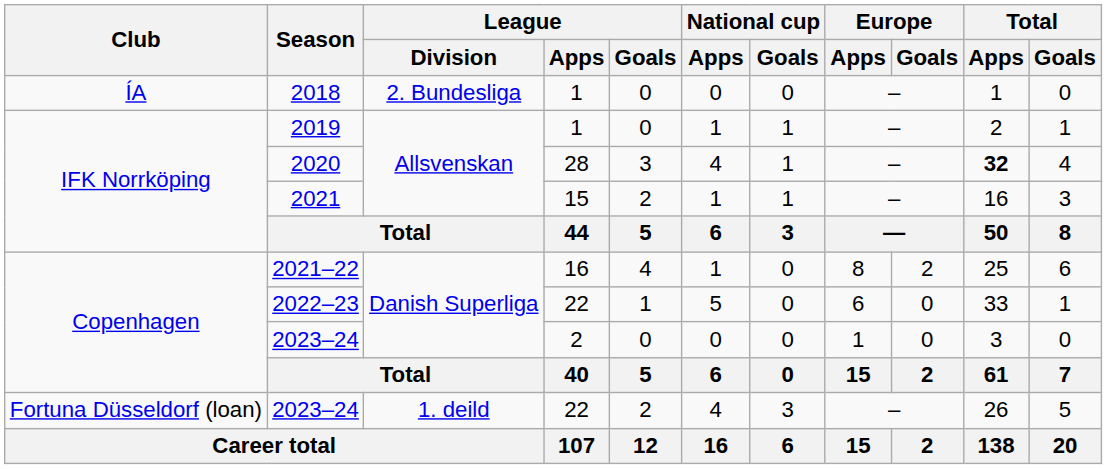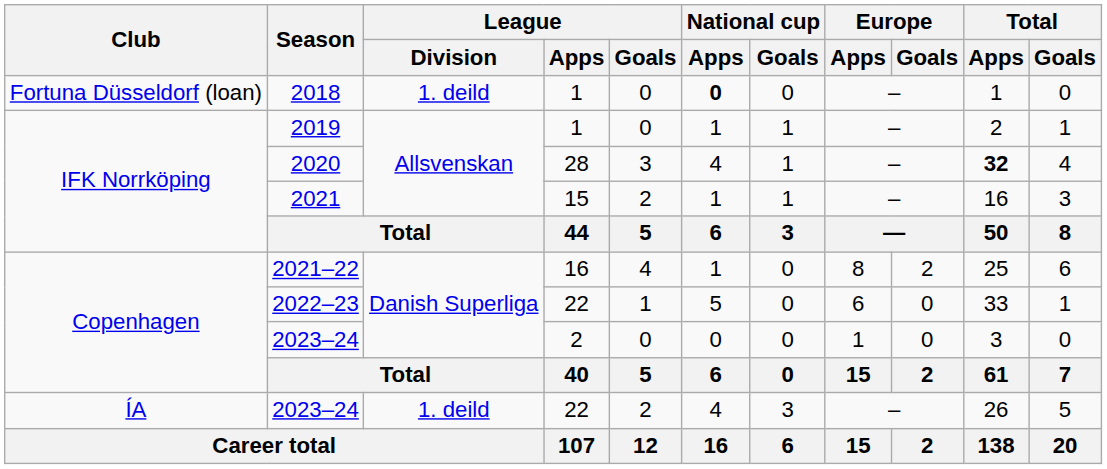(136, 92) ÍA -> (136, 92) Fortuna Düsseldorf (loan)
(454, 92) 2. Bundesliga -> (454, 92) 1. deild
(716, 92) normal -> (716, 92) bold
(136, 410) Fortuna Düsseldorf (loan) -> (136, 410) ÍA
